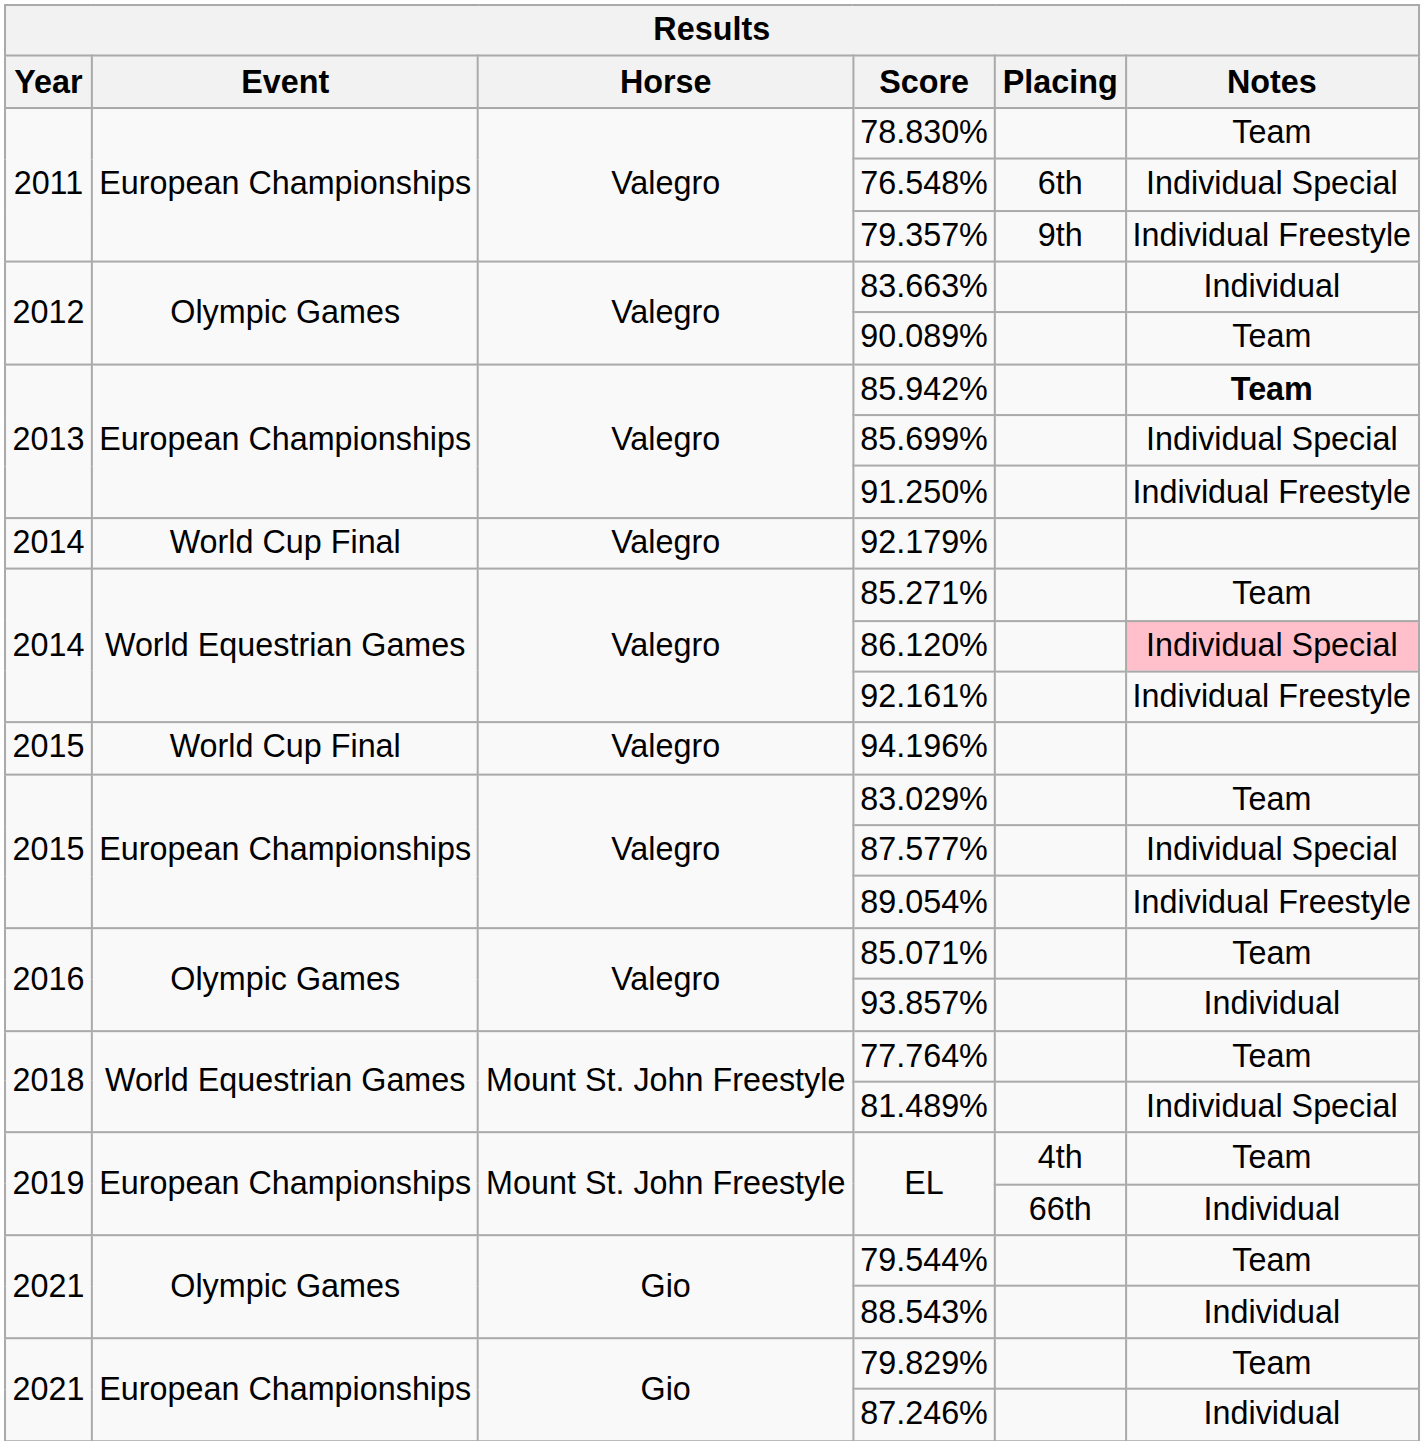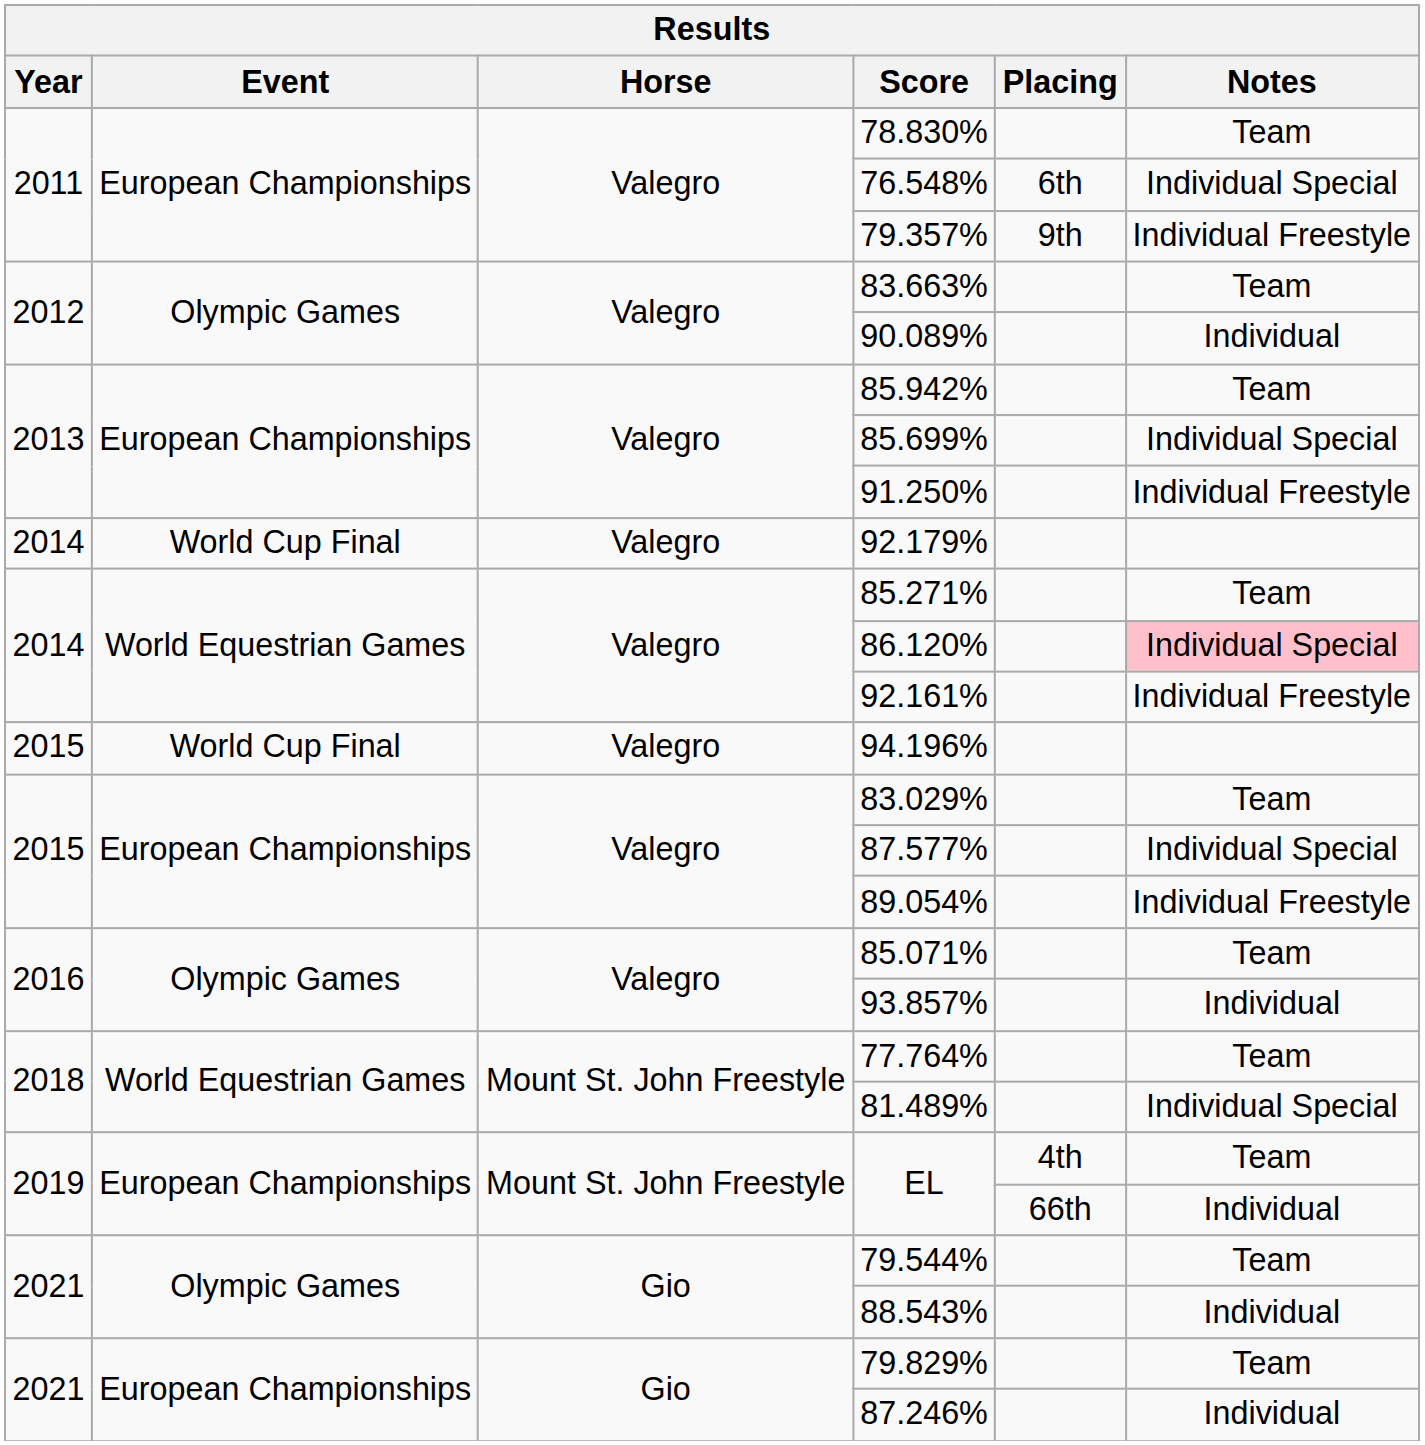(1272, 286) Individual -> (1272, 286) Team
(1272, 337) Team -> (1272, 337) Individual
(1272, 388) bold -> (1272, 388) normal
